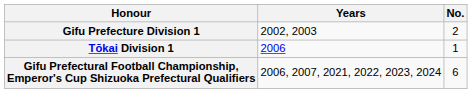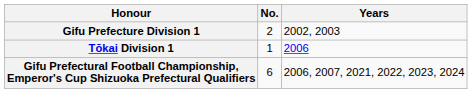columns swapped: (455, 13) <-> (351, 13)
